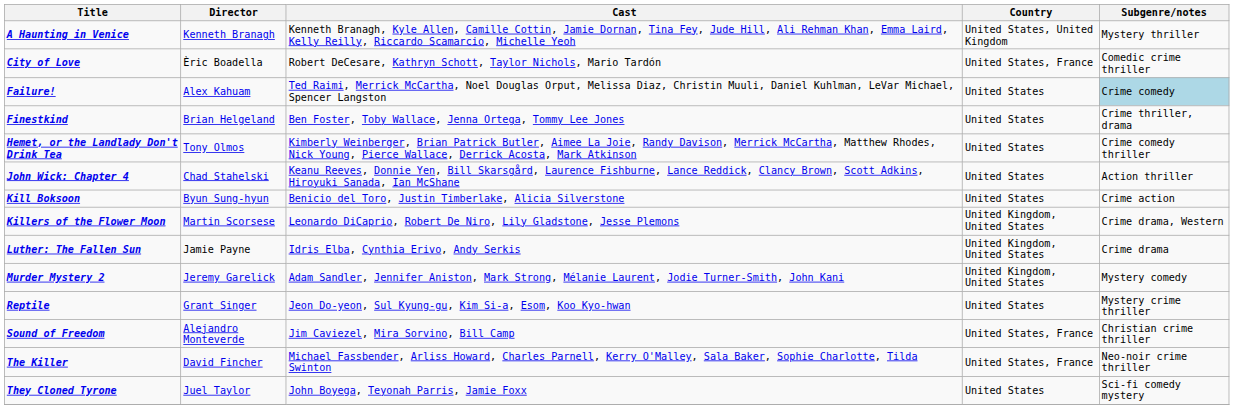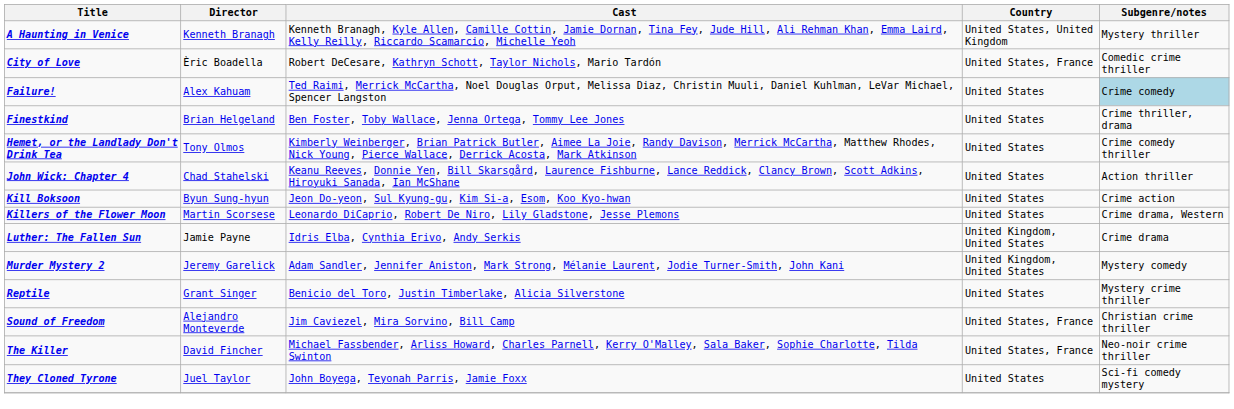(457, 199) Benicio del Toro, Justin Timberlake, Alicia Silverstone -> (460, 199) Jeon Do-yeon, Sul Kyung-gu, Kim Si-a, Esom, Koo Kyo-hwan
(1011, 221) United Kingdom, United States -> (1005, 215) United States
(460, 306) Jeon Do-yeon, Sul Kyung-gu, Kim Si-a, Esom, Koo Kyo-hwan -> (457, 294) Benicio del Toro, Justin Timberlake, Alicia Silverstone
